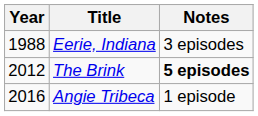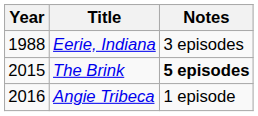(27, 70) 2012 -> (27, 70) 2015
